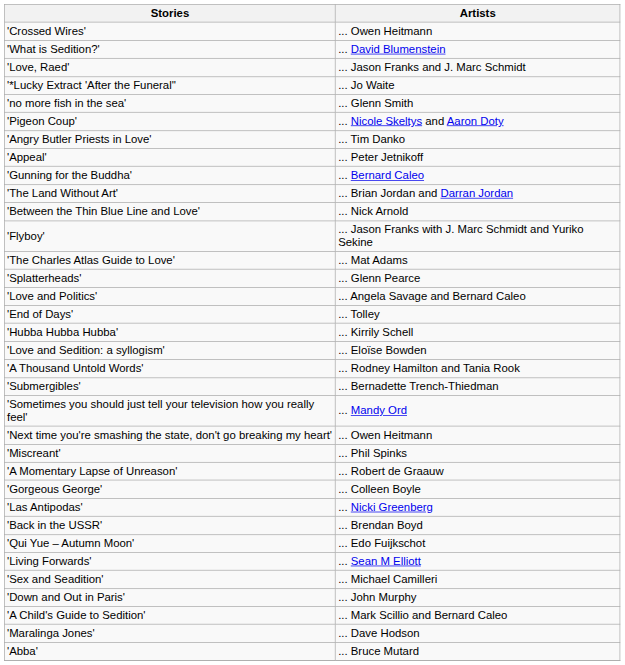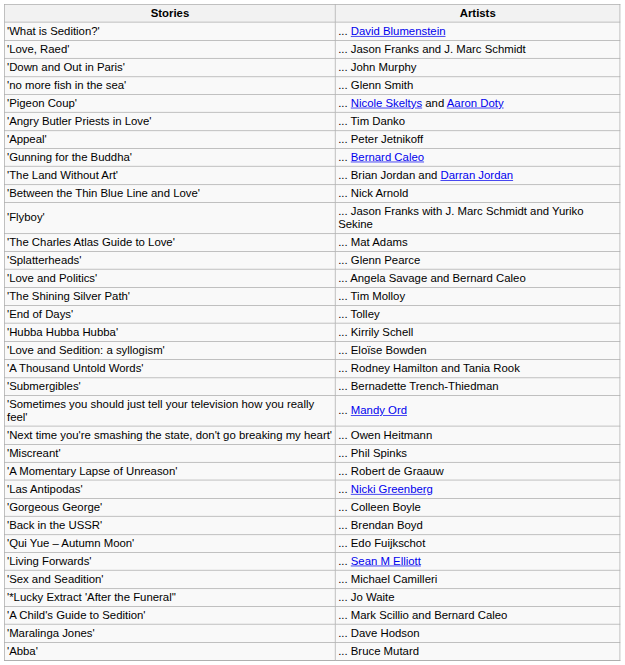- row: (46, 31)
rows swapped: (91, 85) <-> (66, 597)
+ row: (68, 296)
rows swapped: (55, 489) <-> (45, 507)
